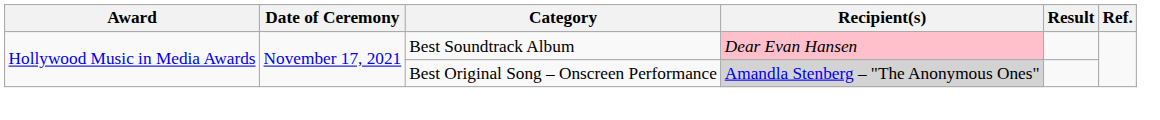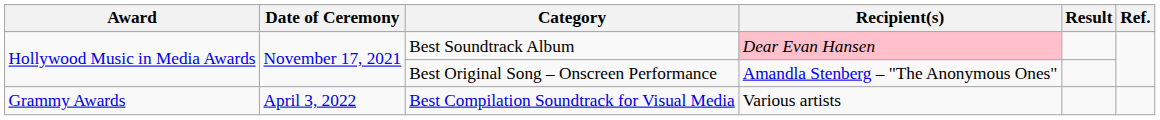(882, 73) lightgrey background -> (900, 73) no background
+ row: (572, 100)
